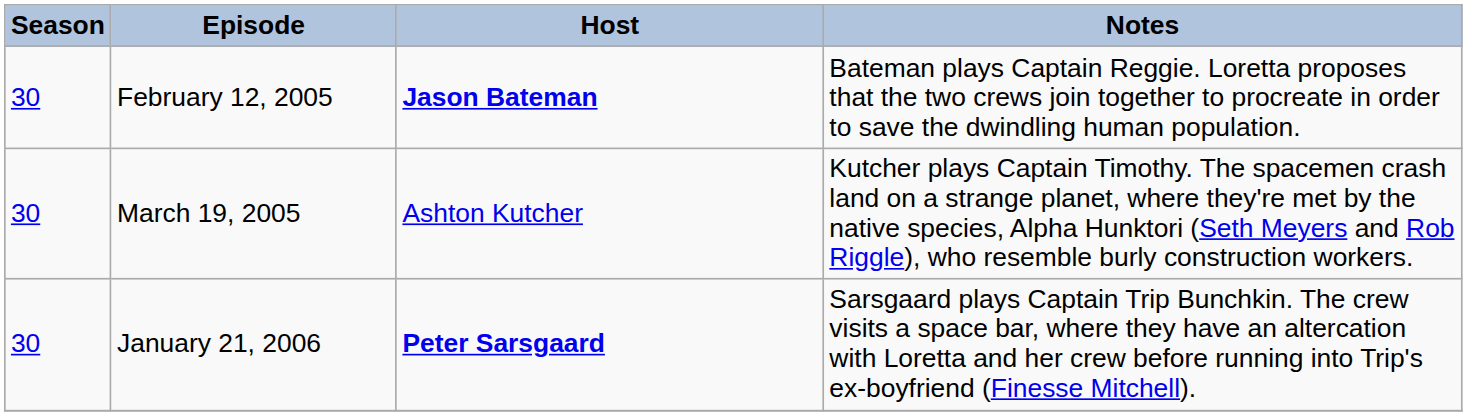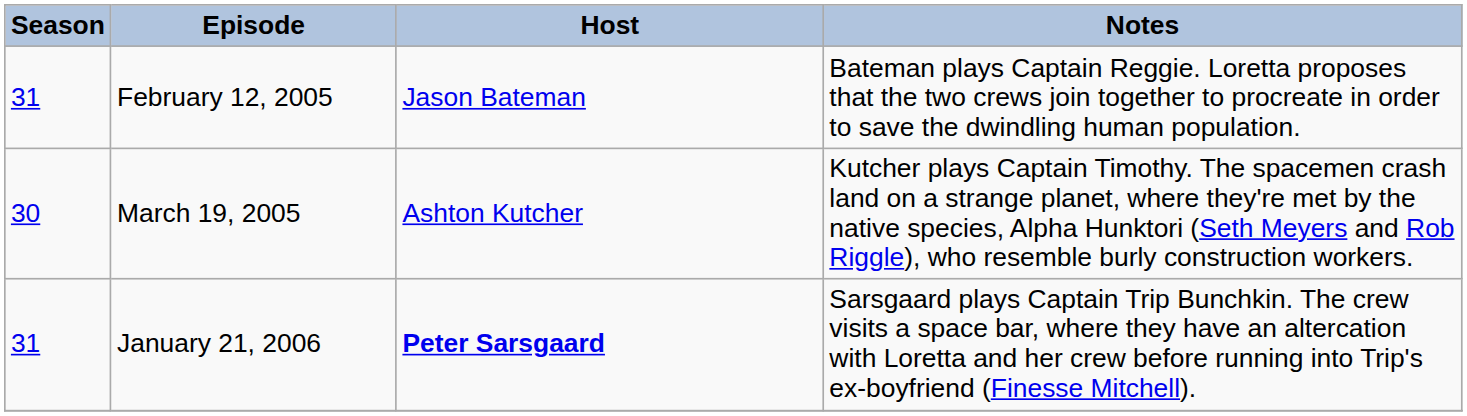(26, 97) 30 -> (26, 97) 31
(500, 97) bold -> (494, 97) normal
(26, 344) 30 -> (26, 344) 31
